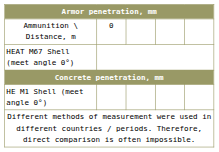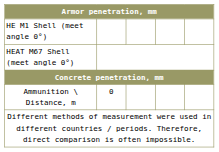rows swapped: (51, 31) <-> (45, 97)
